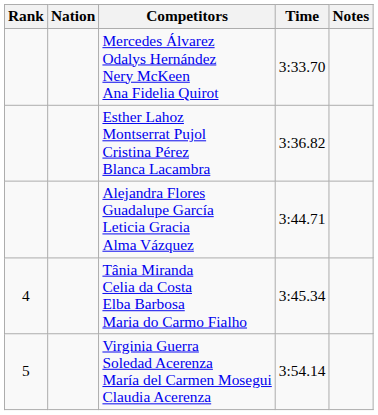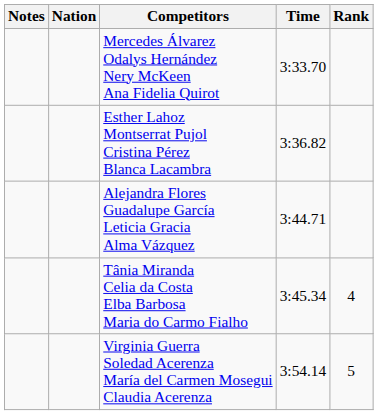columns swapped: (26, 16) <-> (351, 16)
